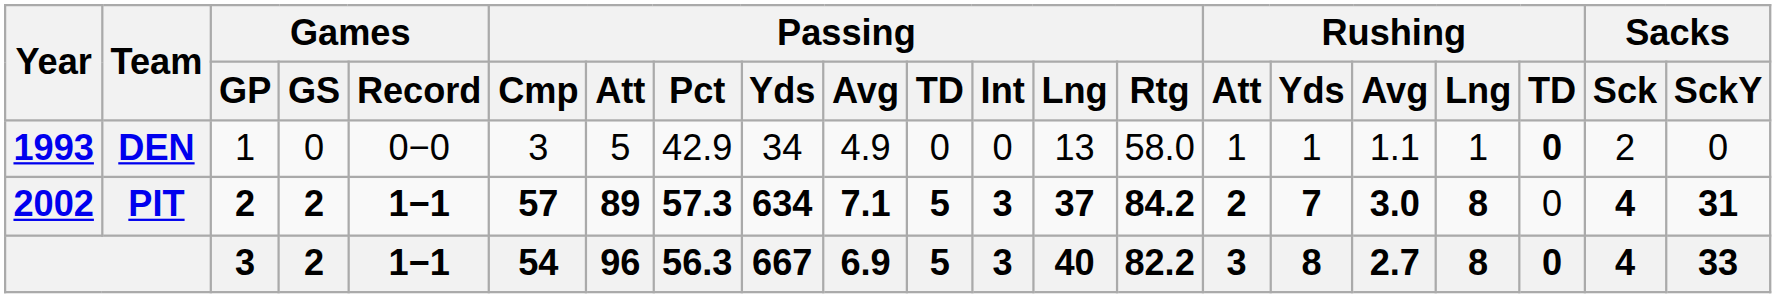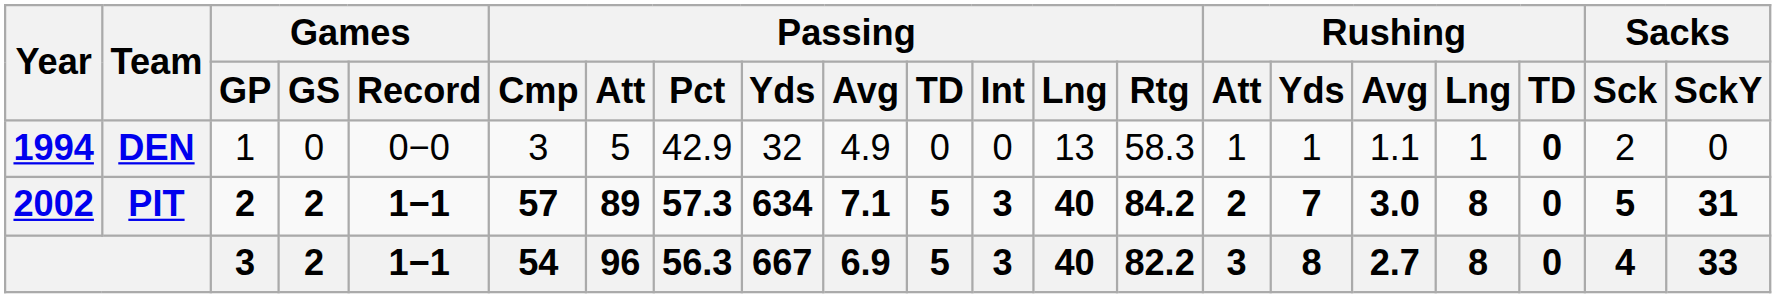(54, 147) 1993 -> (54, 147) 1994
(782, 147) 34 -> (782, 147) 32
(1160, 147) 58.0 -> (1160, 147) 58.3
(1075, 205) 37 -> (1075, 205) 40
(1552, 205) normal -> (1552, 205) bold
(1625, 205) 4 -> (1625, 205) 5
